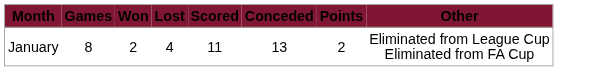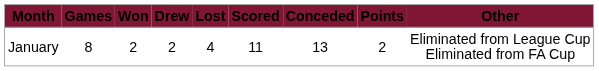+ column: (172, 16)
